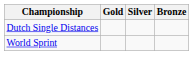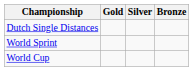+ row: (28, 58)
